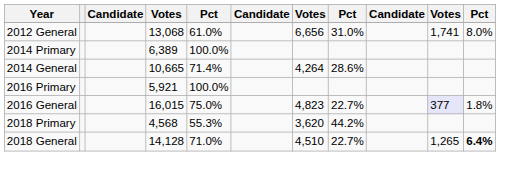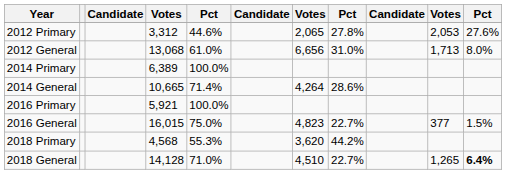+ row: (41, 32)
(445, 32) 1,741 -> (445, 50) 1,713
(440, 105) lavender background -> (440, 123) no background
(479, 105) 1.8% -> (479, 123) 1.5%
